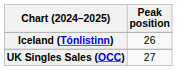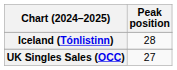(150, 40) 26 -> (150, 40) 28
